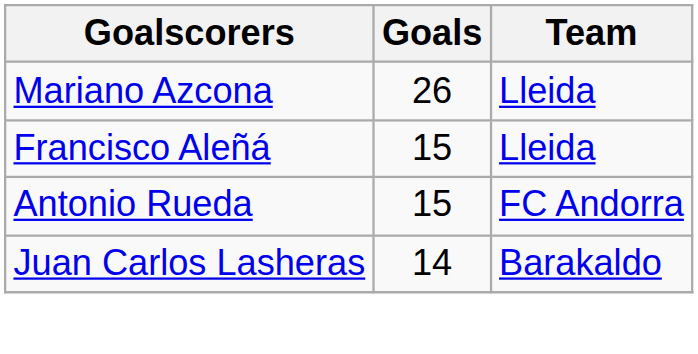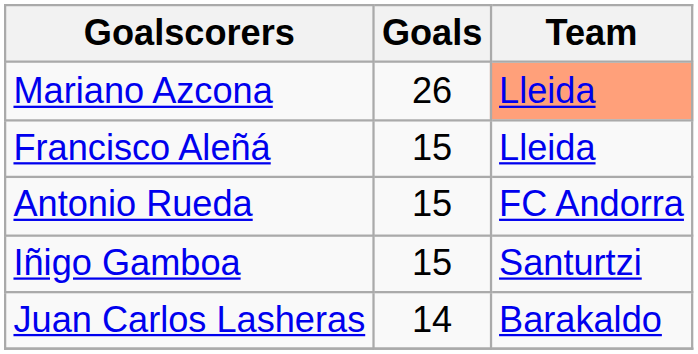(547, 90) no background -> (547, 90) lightsalmon background
+ row: (127, 262)
